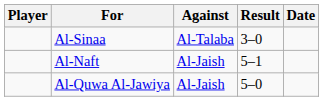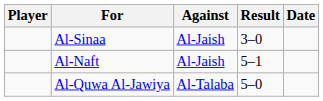(205, 38) Al-Talaba -> (201, 38) Al-Jaish
(201, 84) Al-Jaish -> (205, 84) Al-Talaba
